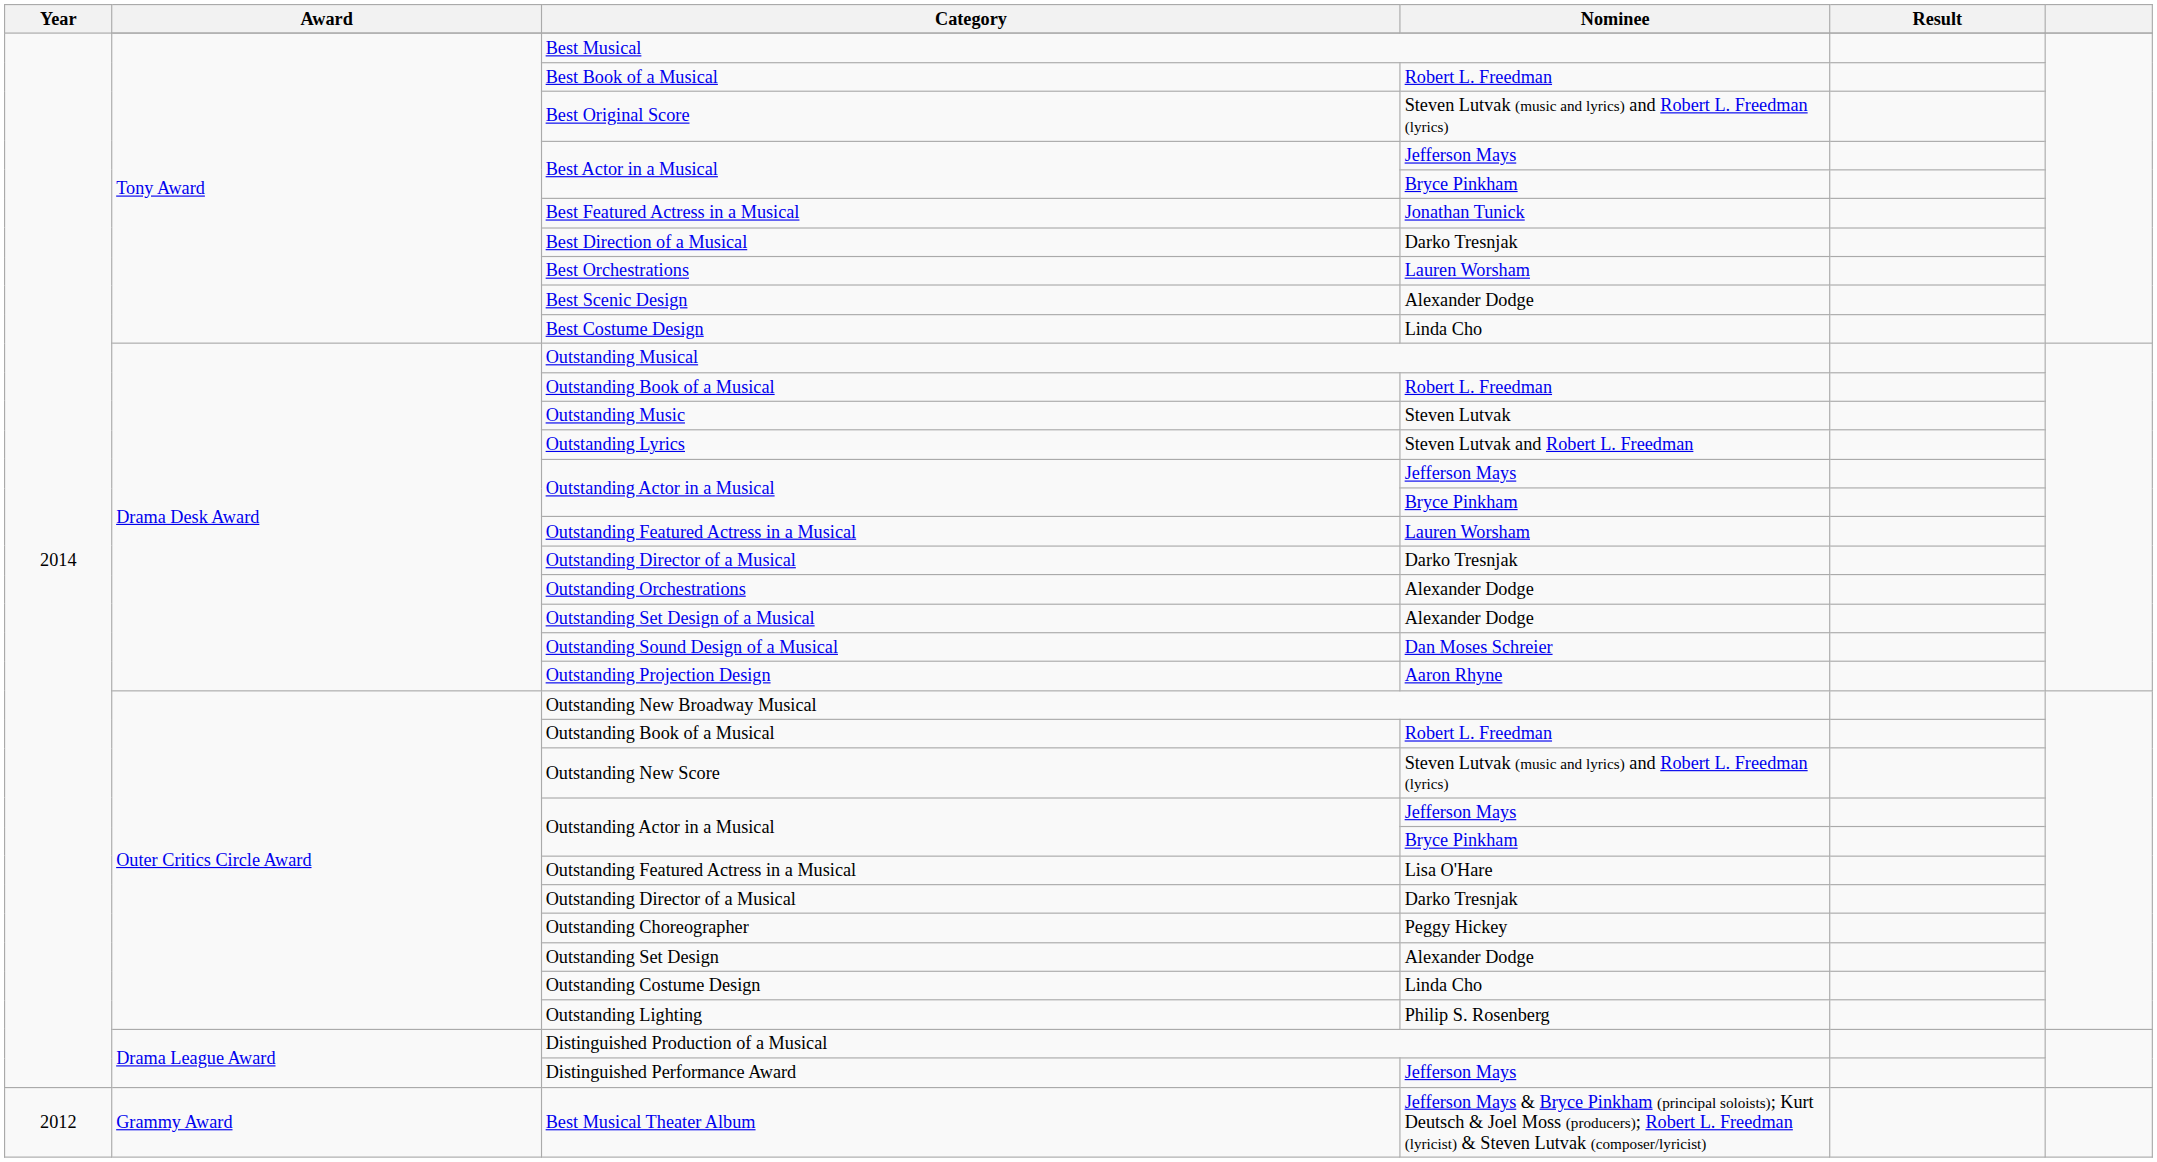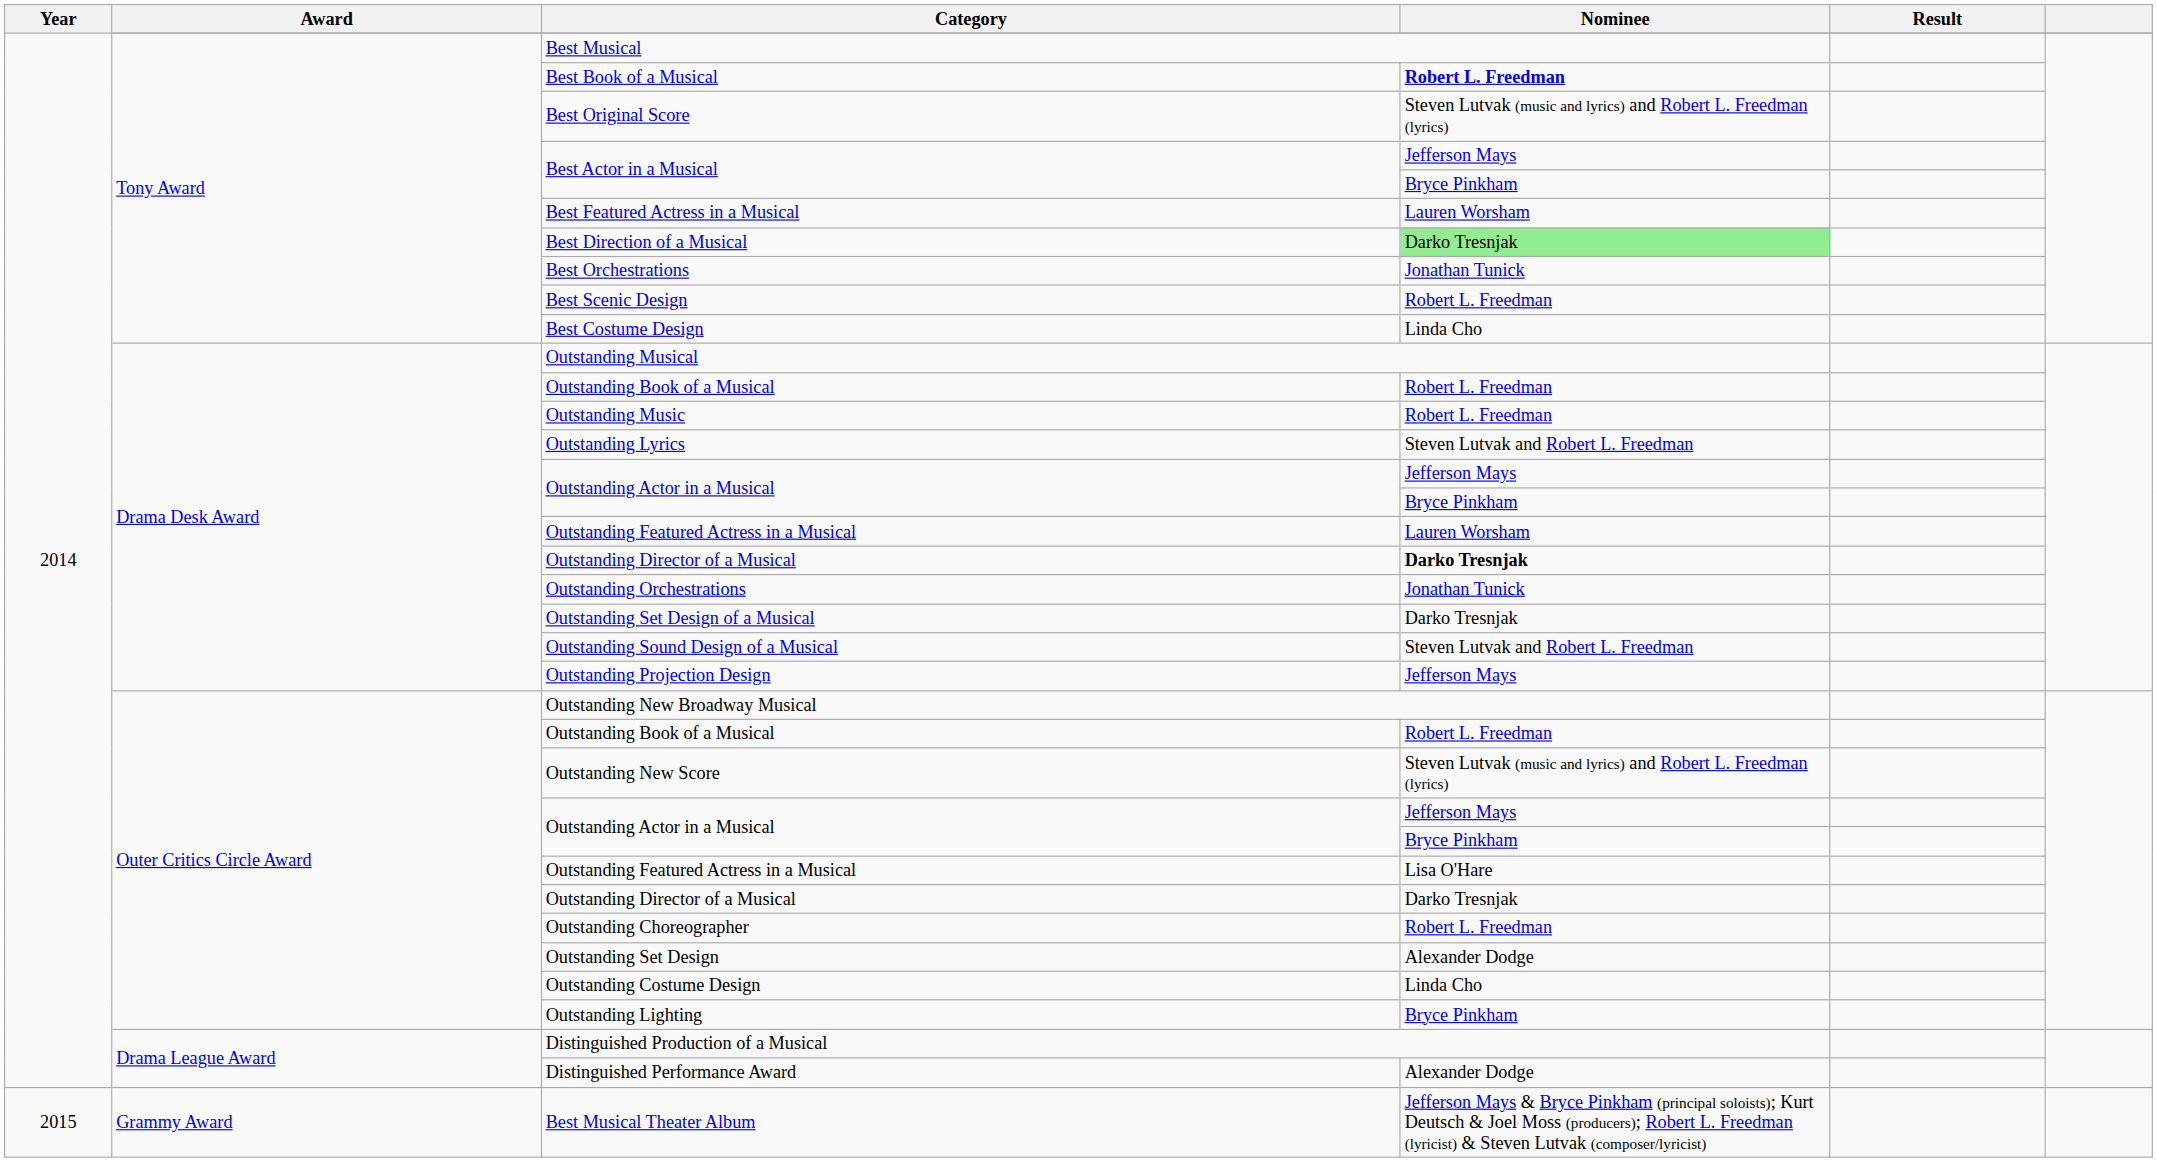(1478, 76) normal -> (1485, 76) bold
(1465, 213) Jonathan Tunick -> (1467, 213) Lauren Worsham
(1461, 241) no background -> (1461, 241) lightgreen background
(1467, 270) Lauren Worsham -> (1465, 270) Jonathan Tunick
(1469, 299) Alexander Dodge -> (1478, 299) Robert L. Freedman
(1458, 415) Steven Lutvak -> (1478, 415) Robert L. Freedman
(1461, 560) normal -> (1466, 560) bold
(1469, 589) Alexander Dodge -> (1465, 589) Jonathan Tunick
(1469, 618) Alexander Dodge -> (1461, 618) Darko Tresnjak
(1479, 646) Dan Moses Schreier -> (1549, 646) Steven Lutvak and Robert L. Freedman
(1454, 675) Aaron Rhyne -> (1460, 675) Jefferson Mays
(1456, 927) Peggy Hickey -> (1478, 927) Robert L. Freedman
(1477, 1014) Philip S. Rosenberg -> (1461, 1014) Bryce Pinkham
(1460, 1072) Jefferson Mays -> (1469, 1072) Alexander Dodge
(58, 1121) 2012 -> (58, 1121) 2015
